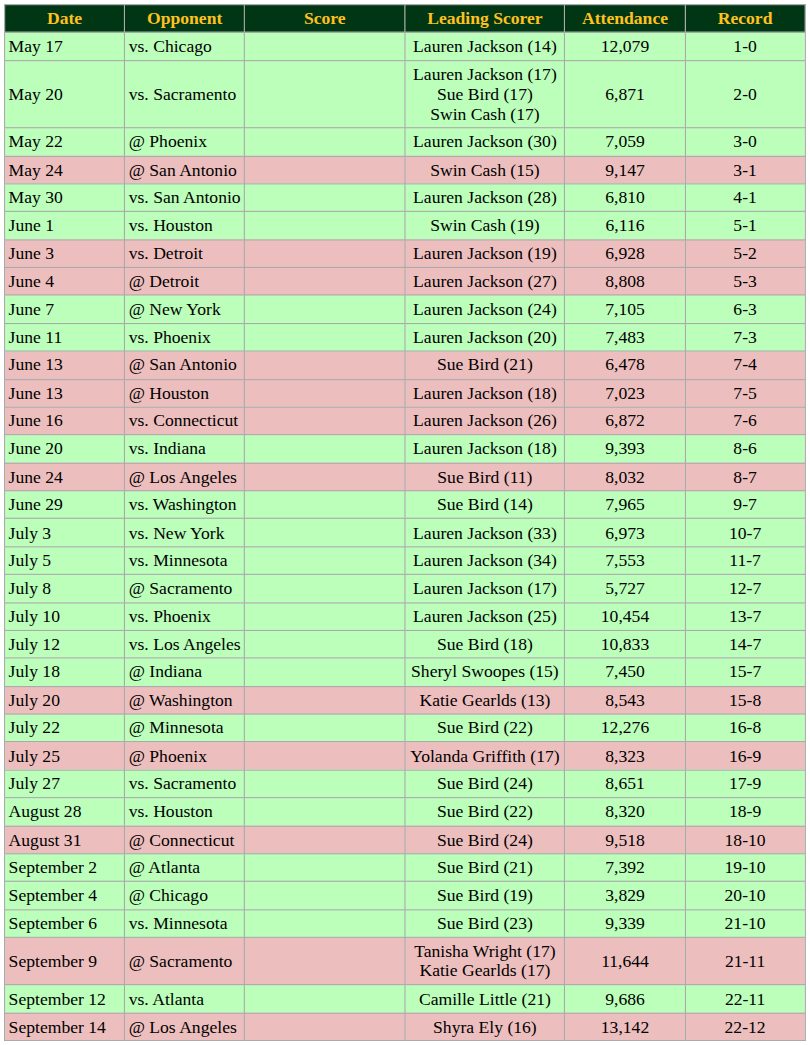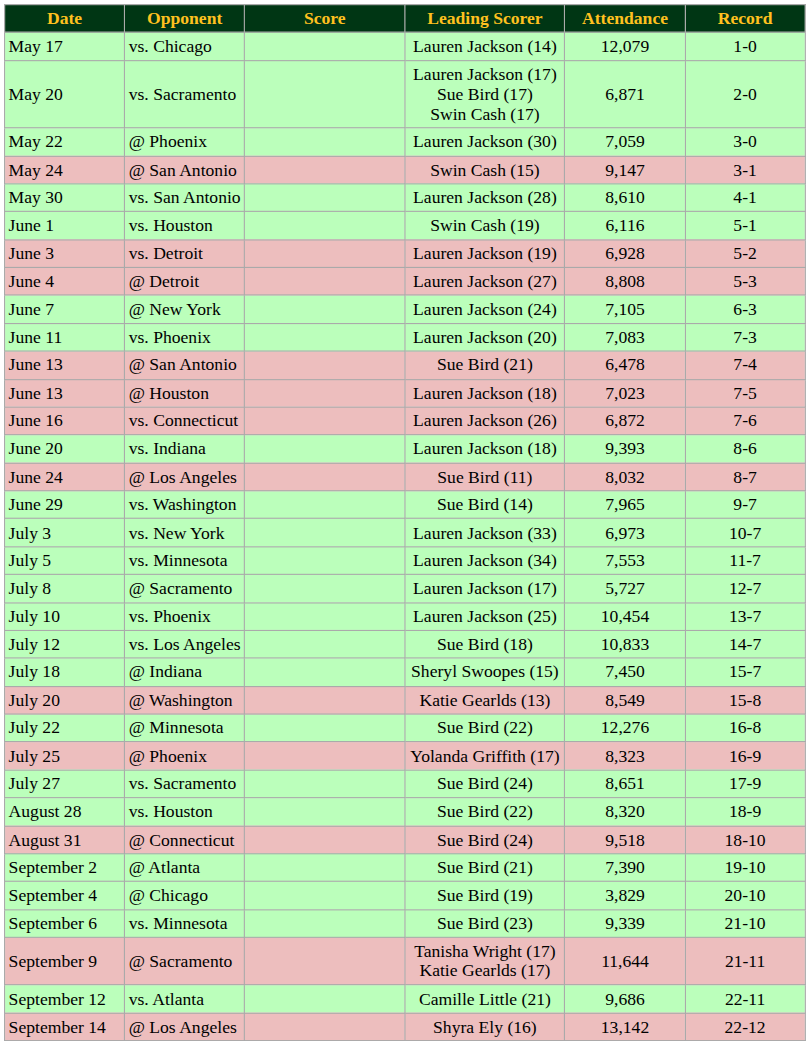(625, 197) 6,810 -> (625, 197) 8,610
(625, 337) 7,483 -> (625, 337) 7,083
(625, 700) 8,543 -> (625, 700) 8,549
(625, 867) 7,392 -> (625, 867) 7,390
